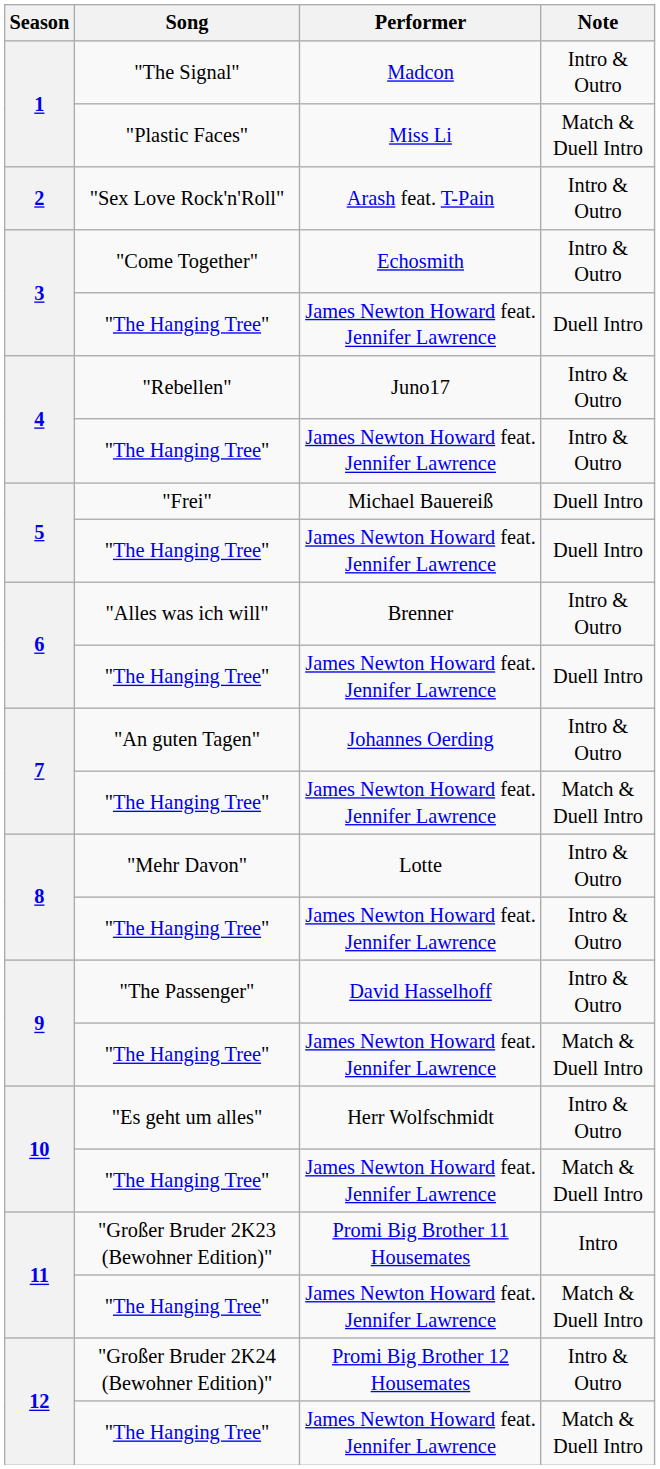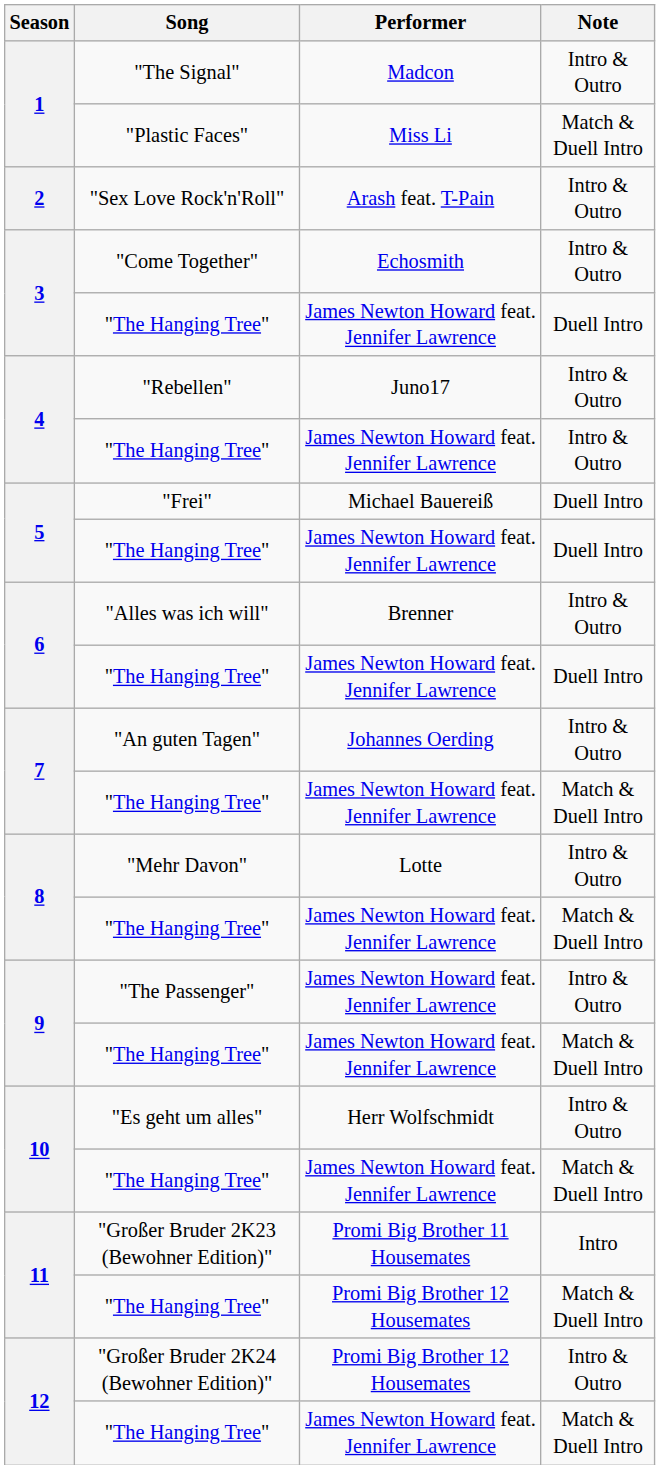(598, 928) Intro & Outro -> (598, 928) Match & Duell Intro
(420, 991) David Hasselhoff -> (420, 991) James Newton Howard feat. Jennifer Lawrence
(420, 1306) James Newton Howard feat. Jennifer Lawrence -> (420, 1306) Promi Big Brother 12 Housemates
